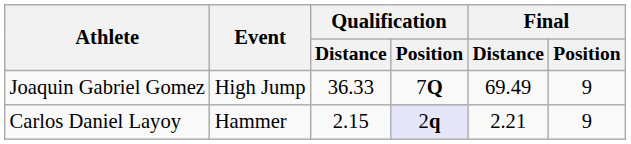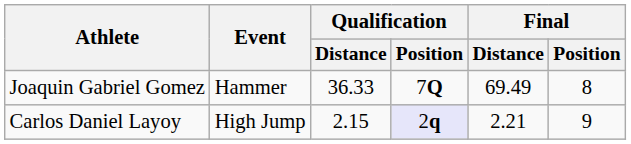(260, 87) High Jump -> (251, 87) Hammer
(587, 87) 9 -> (587, 87) 8
(251, 121) Hammer -> (260, 121) High Jump
